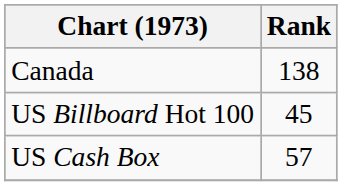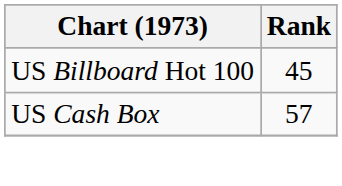- row: (52, 69)
